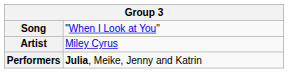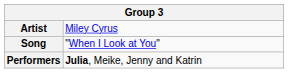rows swapped: (34, 29) <-> (34, 45)
